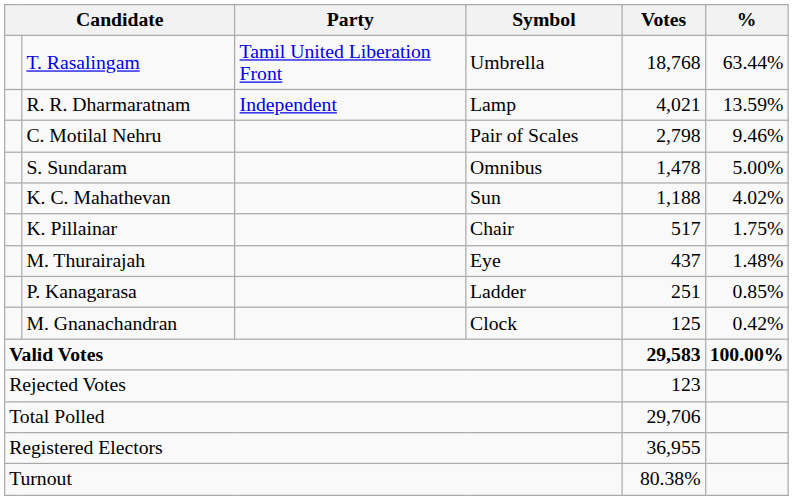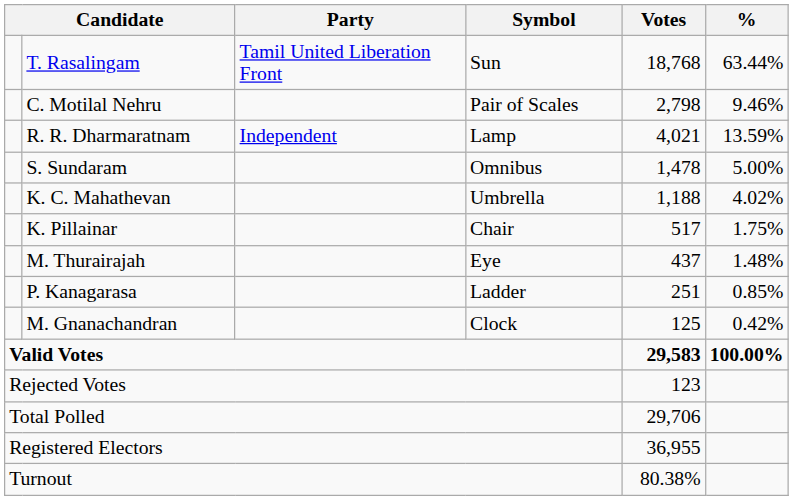(507, 62) Umbrella -> (485, 62) Sun
rows swapped: (108, 104) <-> (94, 135)
(485, 198) Sun -> (507, 198) Umbrella
